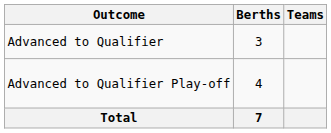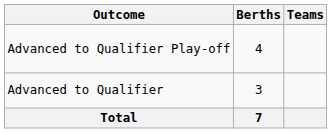rows swapped: (85, 42) <-> (119, 83)
